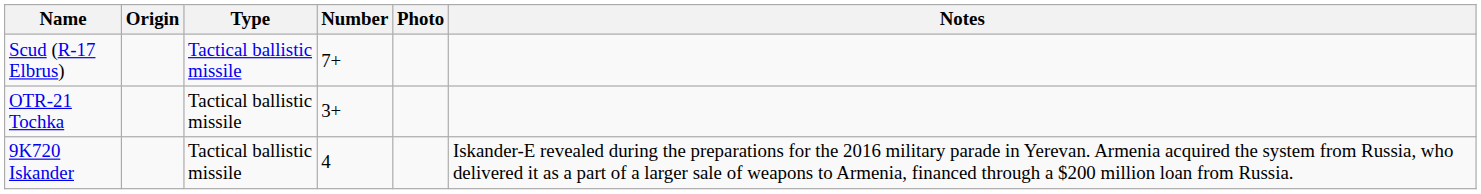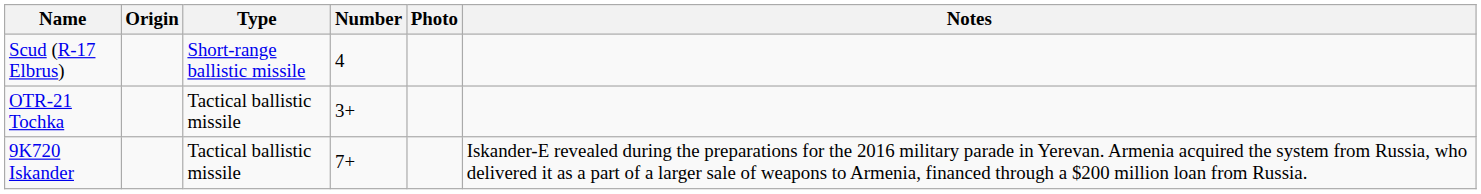(250, 60) Tactical ballistic missile -> (246, 60) Short-range ballistic missile
(331, 60) 7+ -> (340, 60) 4
(326, 162) 4 -> (345, 162) 7+
